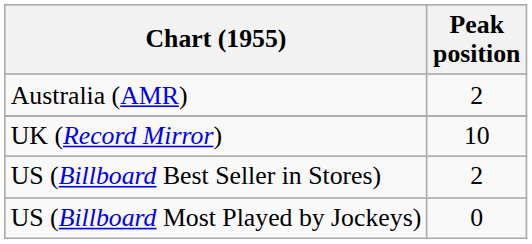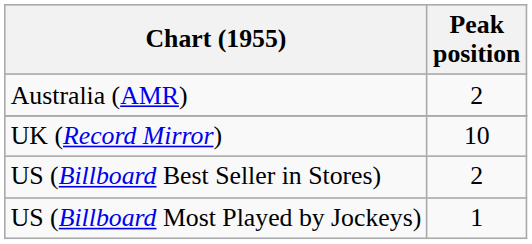(477, 217) 0 -> (477, 217) 1
